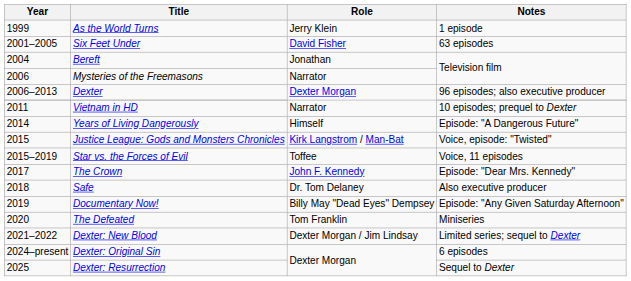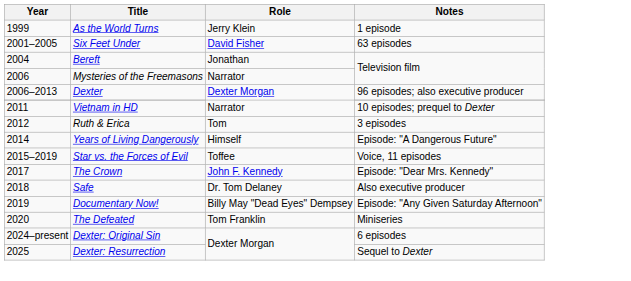+ row: (101, 124)
- row: (179, 140)
- row: (115, 236)
